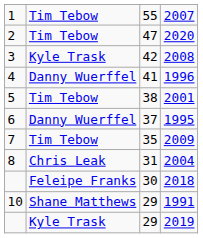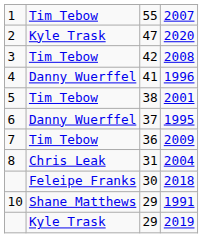(63, 36) Tim Tebow -> (67, 36) Kyle Trask
(67, 56) Kyle Trask -> (63, 56) Tim Tebow
(150, 139) 35 -> (150, 139) 36
